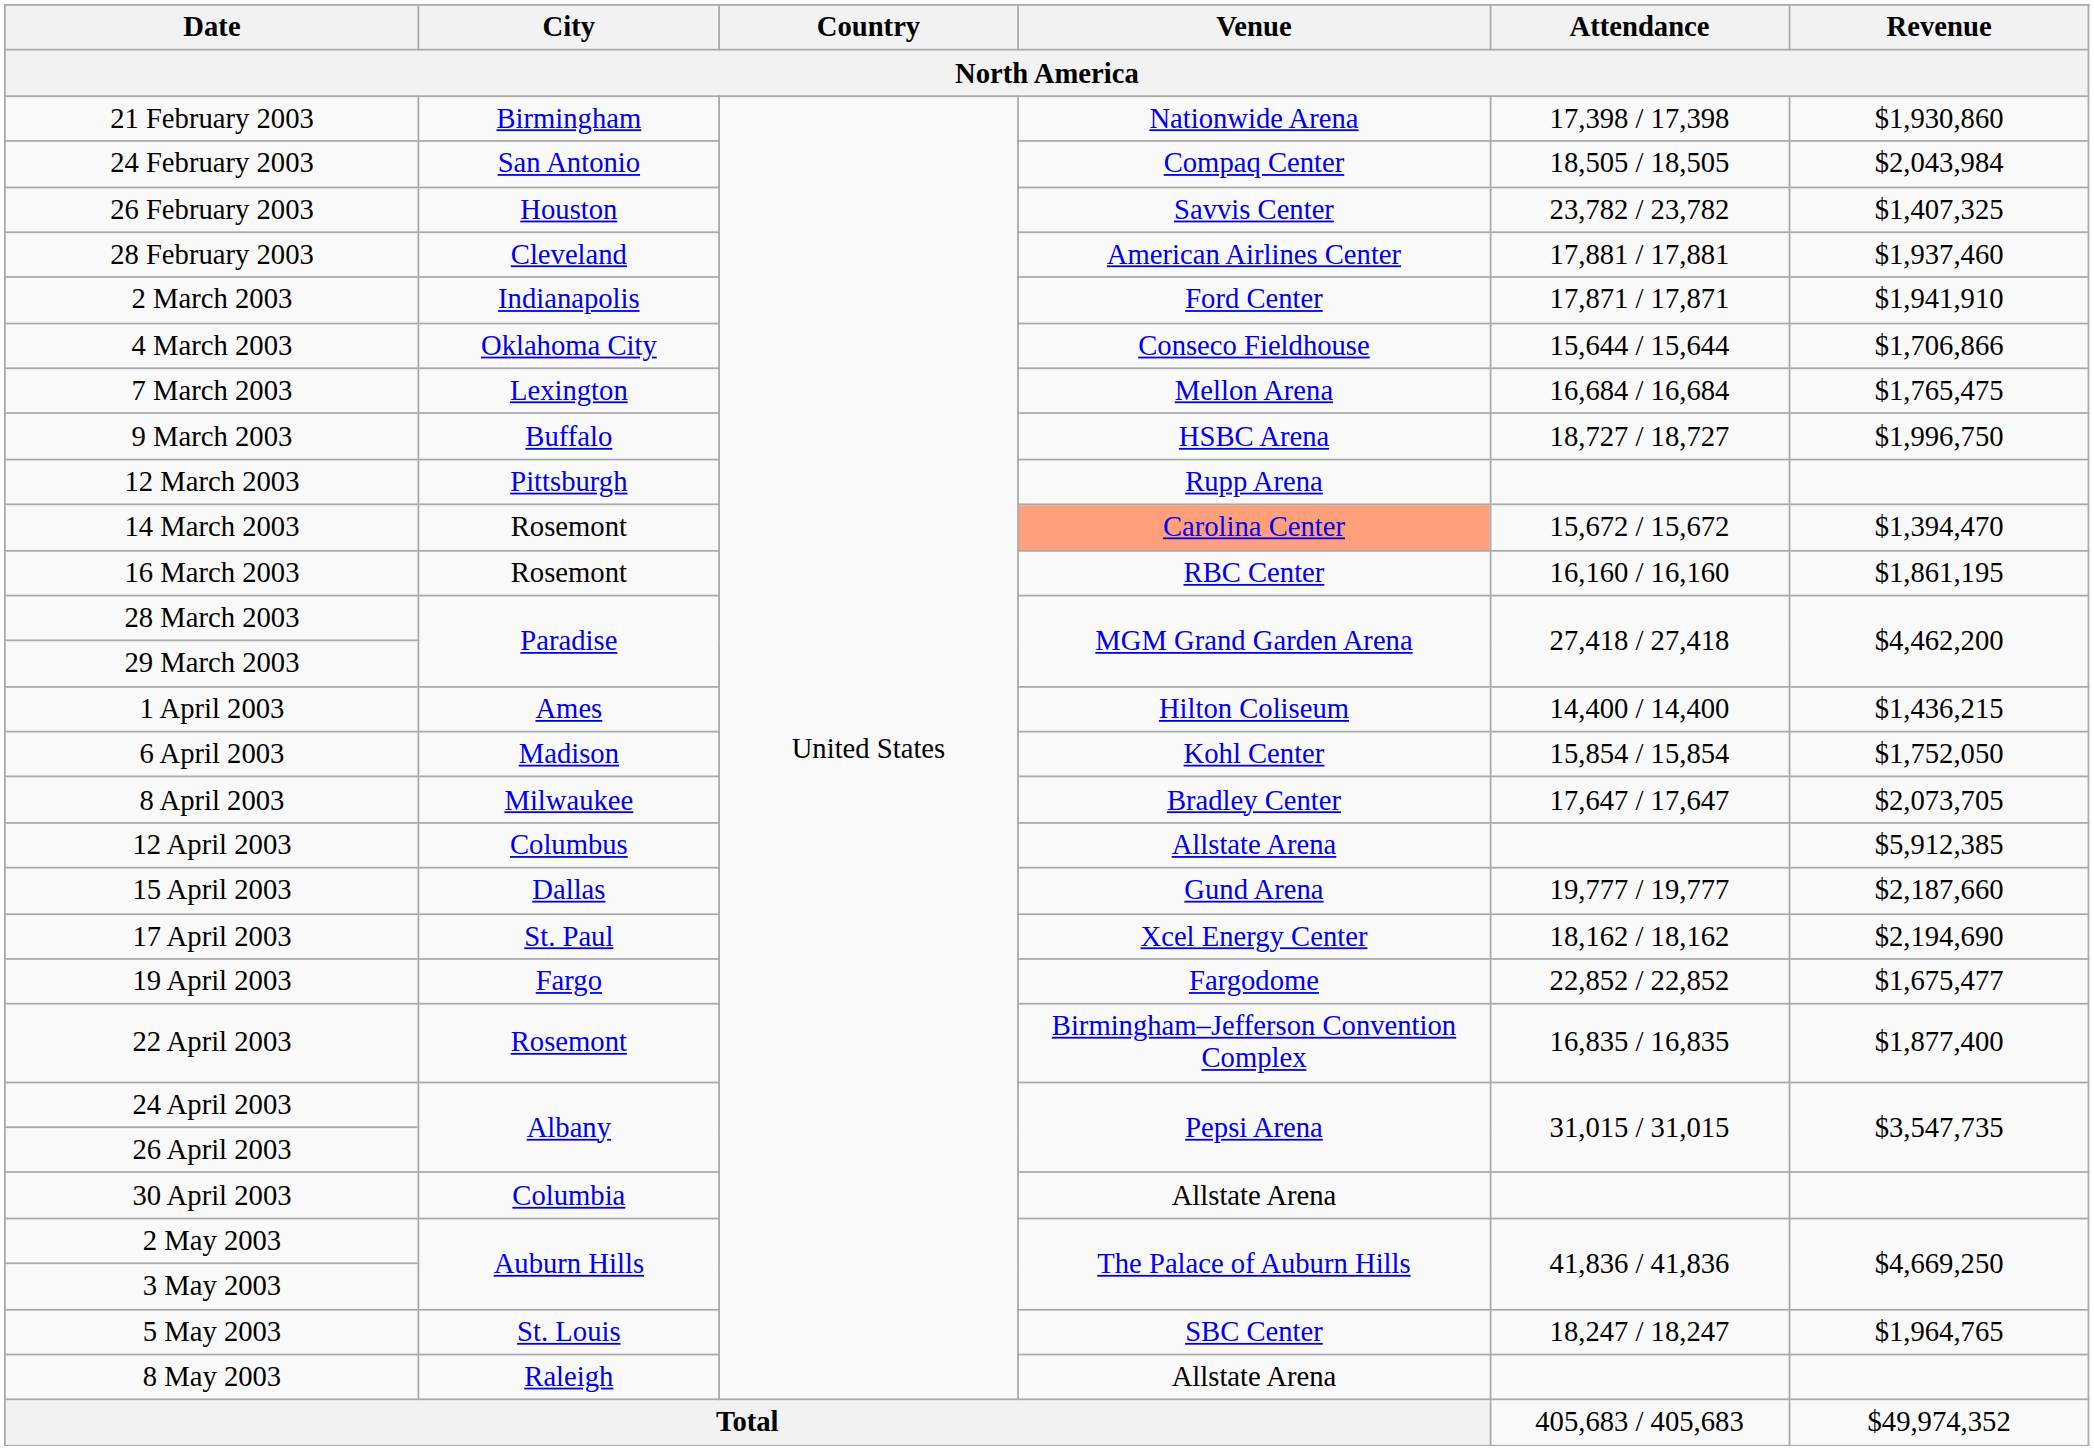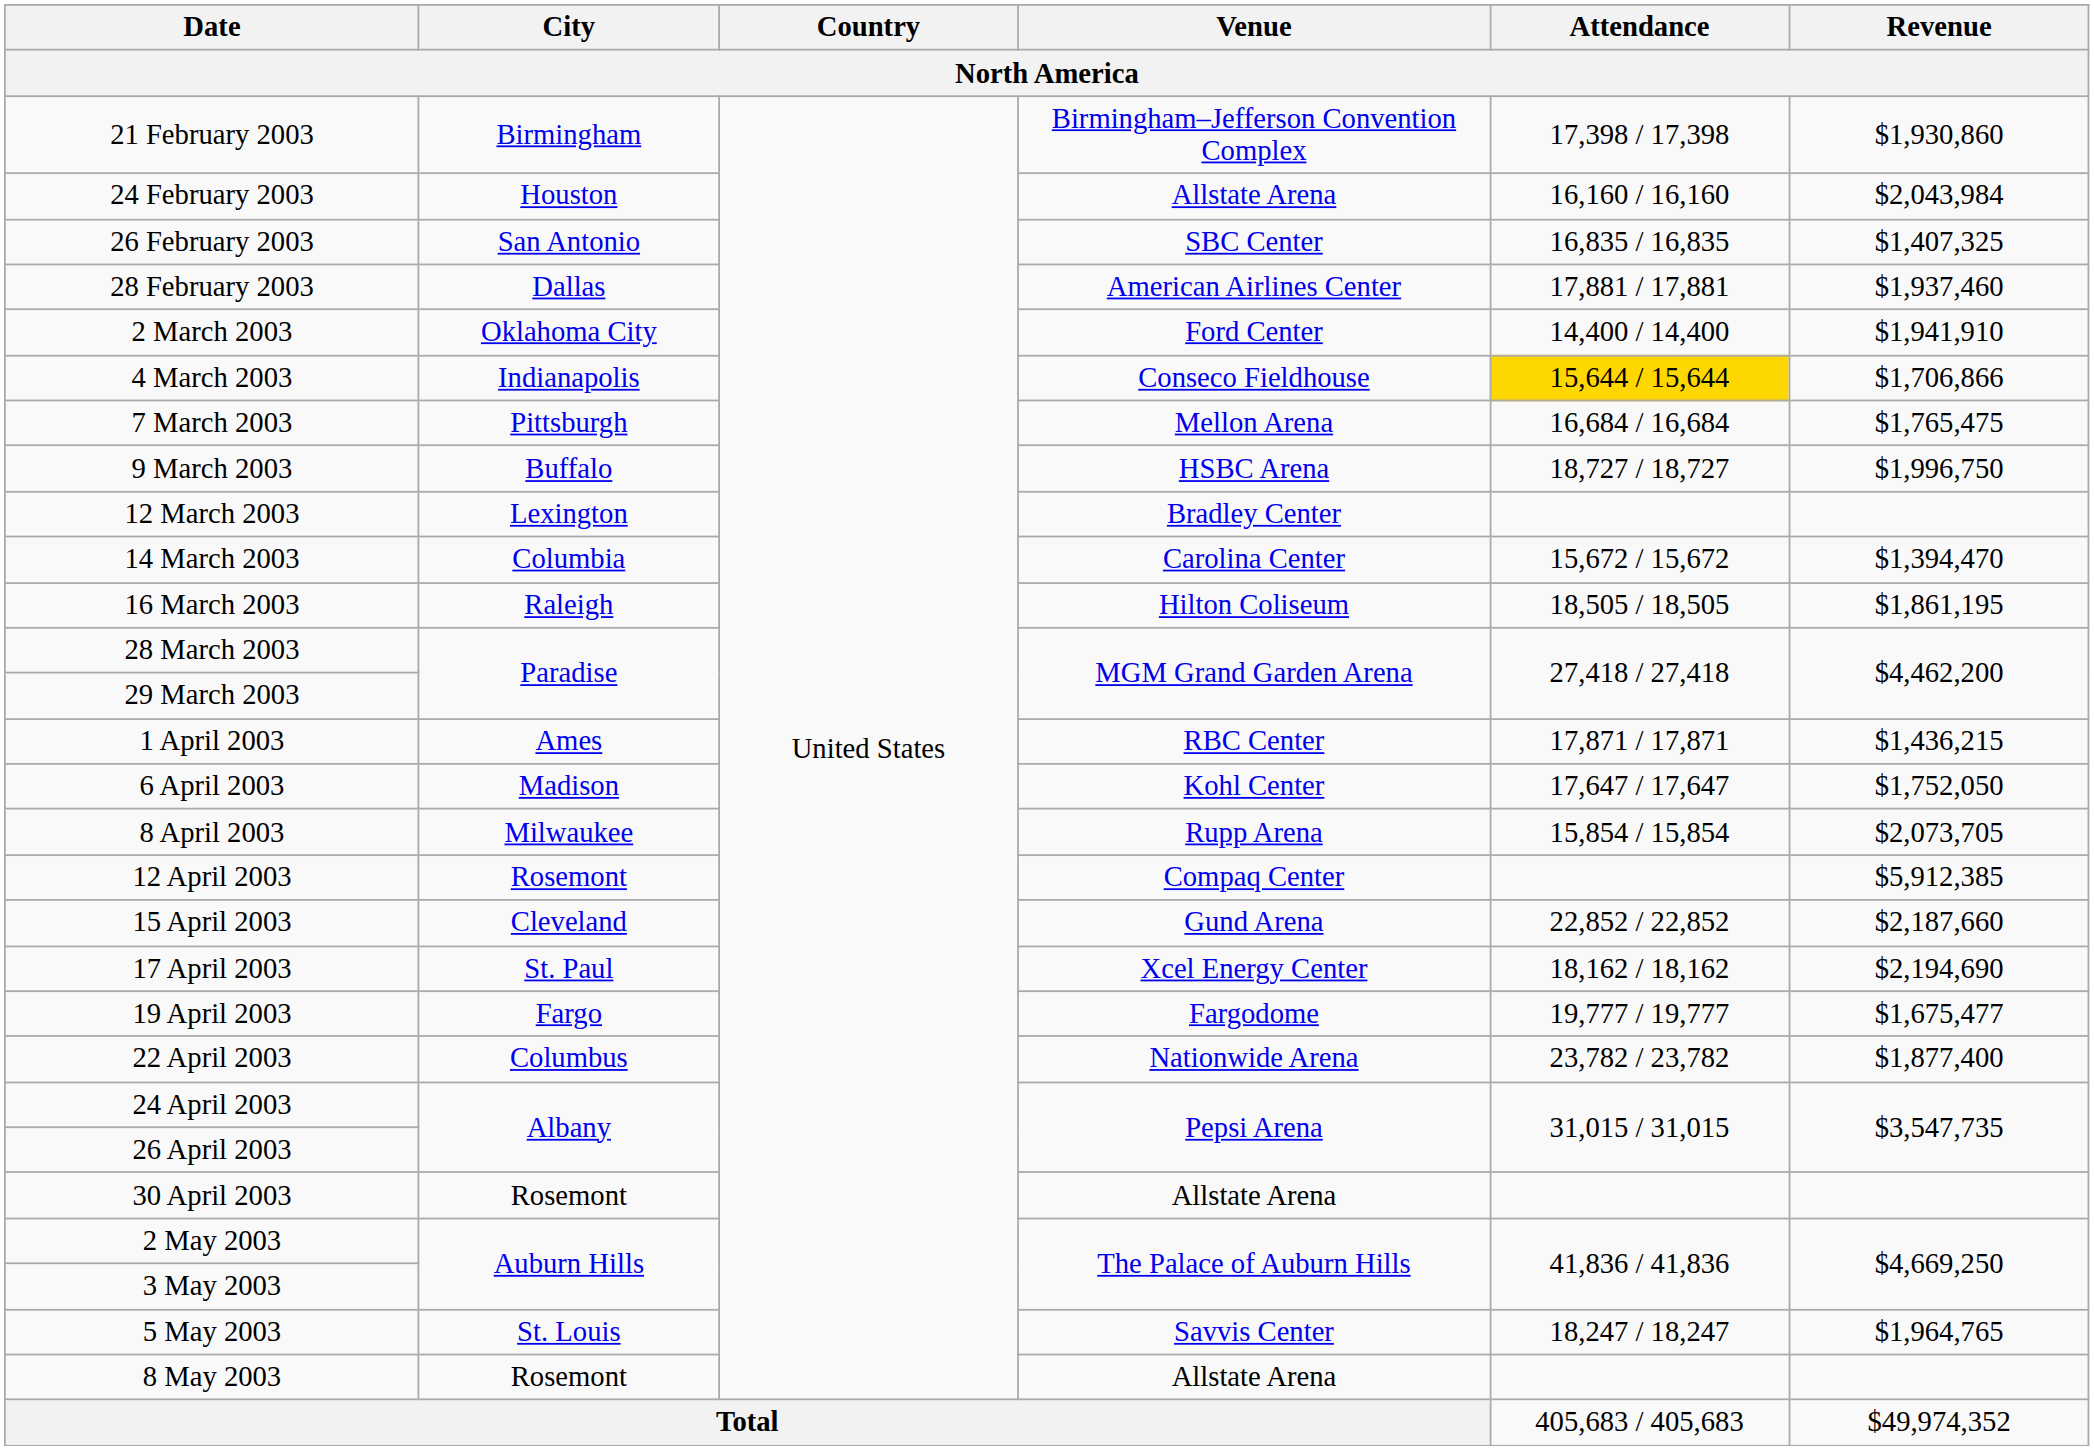(1254, 118) Nationwide Arena -> (1254, 134) Birmingham–Jefferson Convention Complex
(569, 163) San Antonio -> (569, 195) Houston
(1254, 163) Compaq Center -> (1254, 195) Allstate Arena
(1639, 163) 18,505 / 18,505 -> (1639, 195) 16,160 / 16,160
(569, 208) Houston -> (569, 241) San Antonio
(1254, 208) Savvis Center -> (1254, 241) SBC Center
(1639, 208) 23,782 / 23,782 -> (1639, 241) 16,835 / 16,835
(569, 254) Cleveland -> (569, 286) Dallas
(569, 299) Indianapolis -> (569, 331) Oklahoma City
(1639, 299) 17,871 / 17,871 -> (1639, 331) 14,400 / 14,400
(569, 345) Oklahoma City -> (569, 377) Indianapolis
(1639, 345) no background -> (1639, 377) gold background
(569, 390) Lexington -> (569, 422) Pittsburgh
(569, 481) Pittsburgh -> (569, 513) Lexington
(1254, 481) Rupp Arena -> (1254, 513) Bradley Center
(569, 526) Rosemont -> (569, 559) Columbia
(1254, 526) lightsalmon background -> (1254, 559) no background
(569, 572) Rosemont -> (569, 604) Raleigh
(1254, 572) RBC Center -> (1254, 604) Hilton Coliseum
(1639, 572) 16,160 / 16,160 -> (1639, 604) 18,505 / 18,505
(1254, 708) Hilton Coliseum -> (1254, 740) RBC Center
(1639, 708) 14,400 / 14,400 -> (1639, 740) 17,871 / 17,871
(1639, 753) 15,854 / 15,854 -> (1639, 786) 17,647 / 17,647
(1254, 799) Bradley Center -> (1254, 831) Rupp Arena
(1639, 799) 17,647 / 17,647 -> (1639, 831) 15,854 / 15,854
(569, 844) Columbus -> (569, 877) Rosemont
(1254, 844) Allstate Arena -> (1254, 877) Compaq Center
(569, 890) Dallas -> (569, 922) Cleveland
(1639, 890) 19,777 / 19,777 -> (1639, 922) 22,852 / 22,852
(1639, 981) 22,852 / 22,852 -> (1639, 1013) 19,777 / 19,777
(569, 1042) Rosemont -> (569, 1058) Columbus
(1254, 1042) Birmingham–Jefferson Convention Complex -> (1254, 1058) Nationwide Arena
(1639, 1042) 16,835 / 16,835 -> (1639, 1058) 23,782 / 23,782
(569, 1194) Columbia -> (569, 1194) Rosemont
(1254, 1331) SBC Center -> (1254, 1331) Savvis Center
(569, 1376) Raleigh -> (569, 1376) Rosemont
